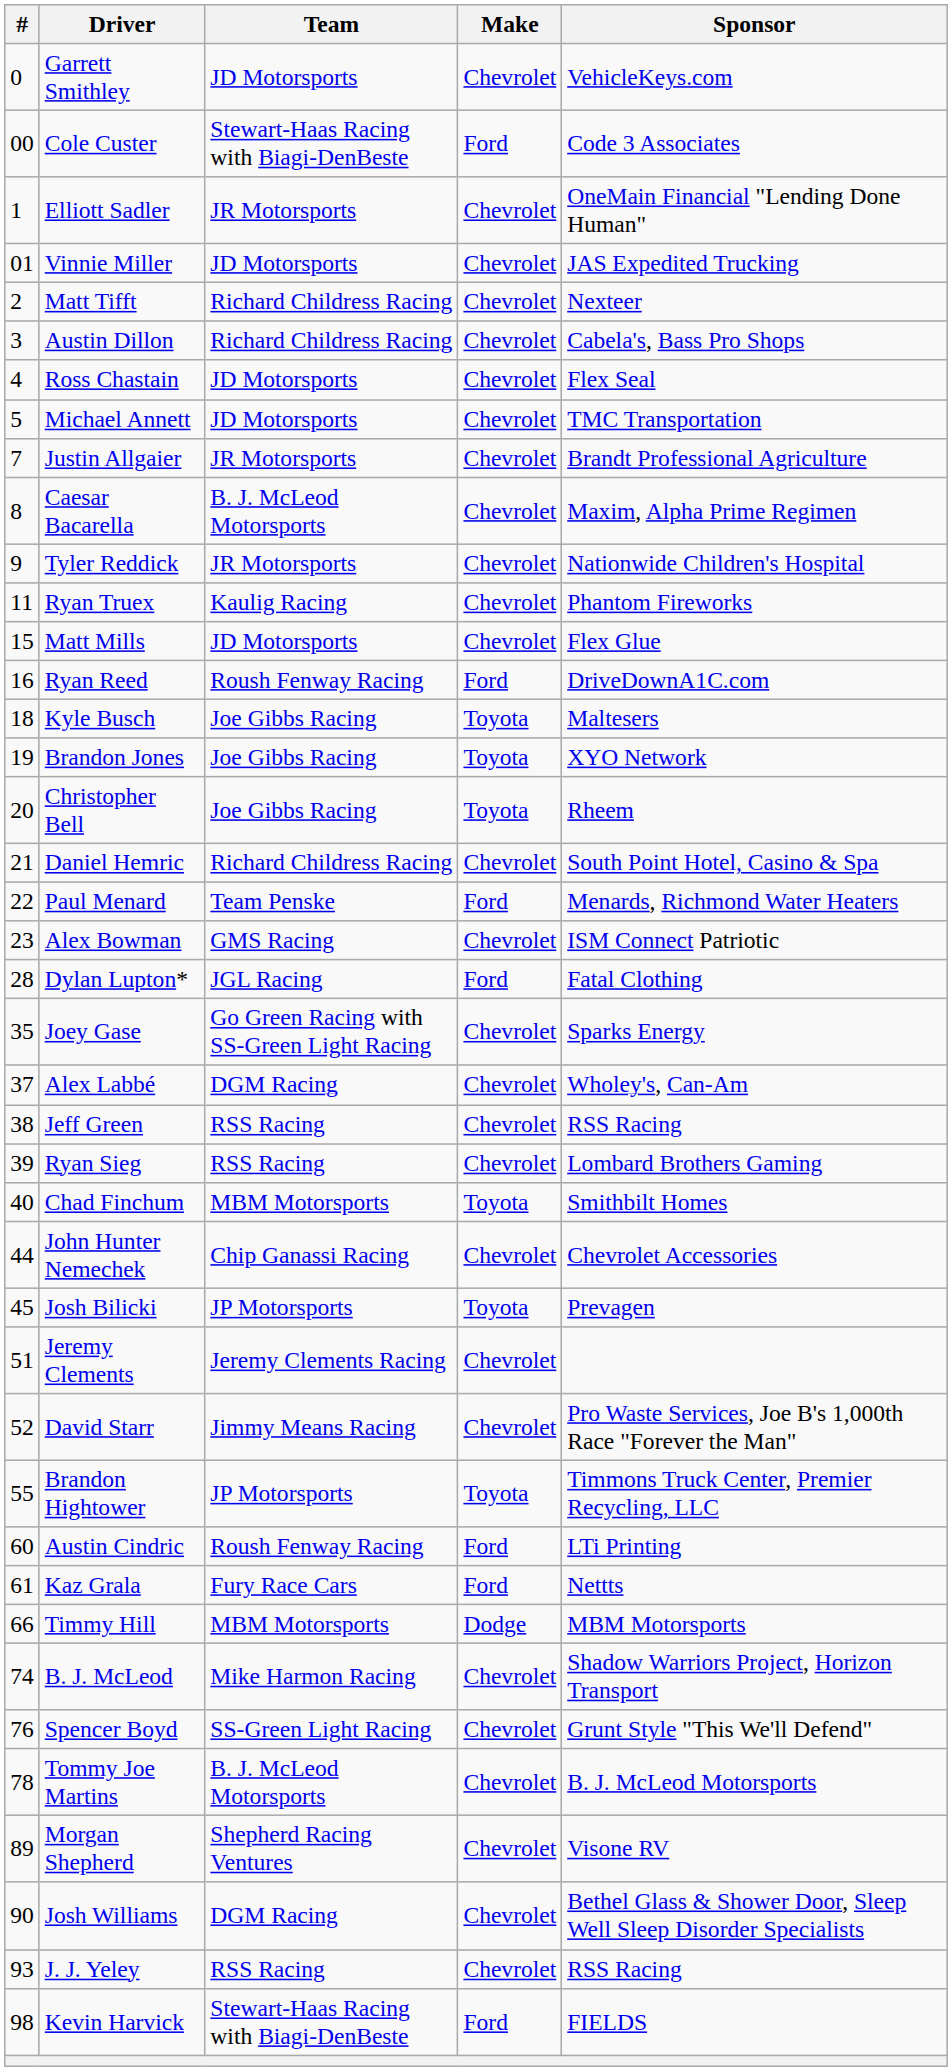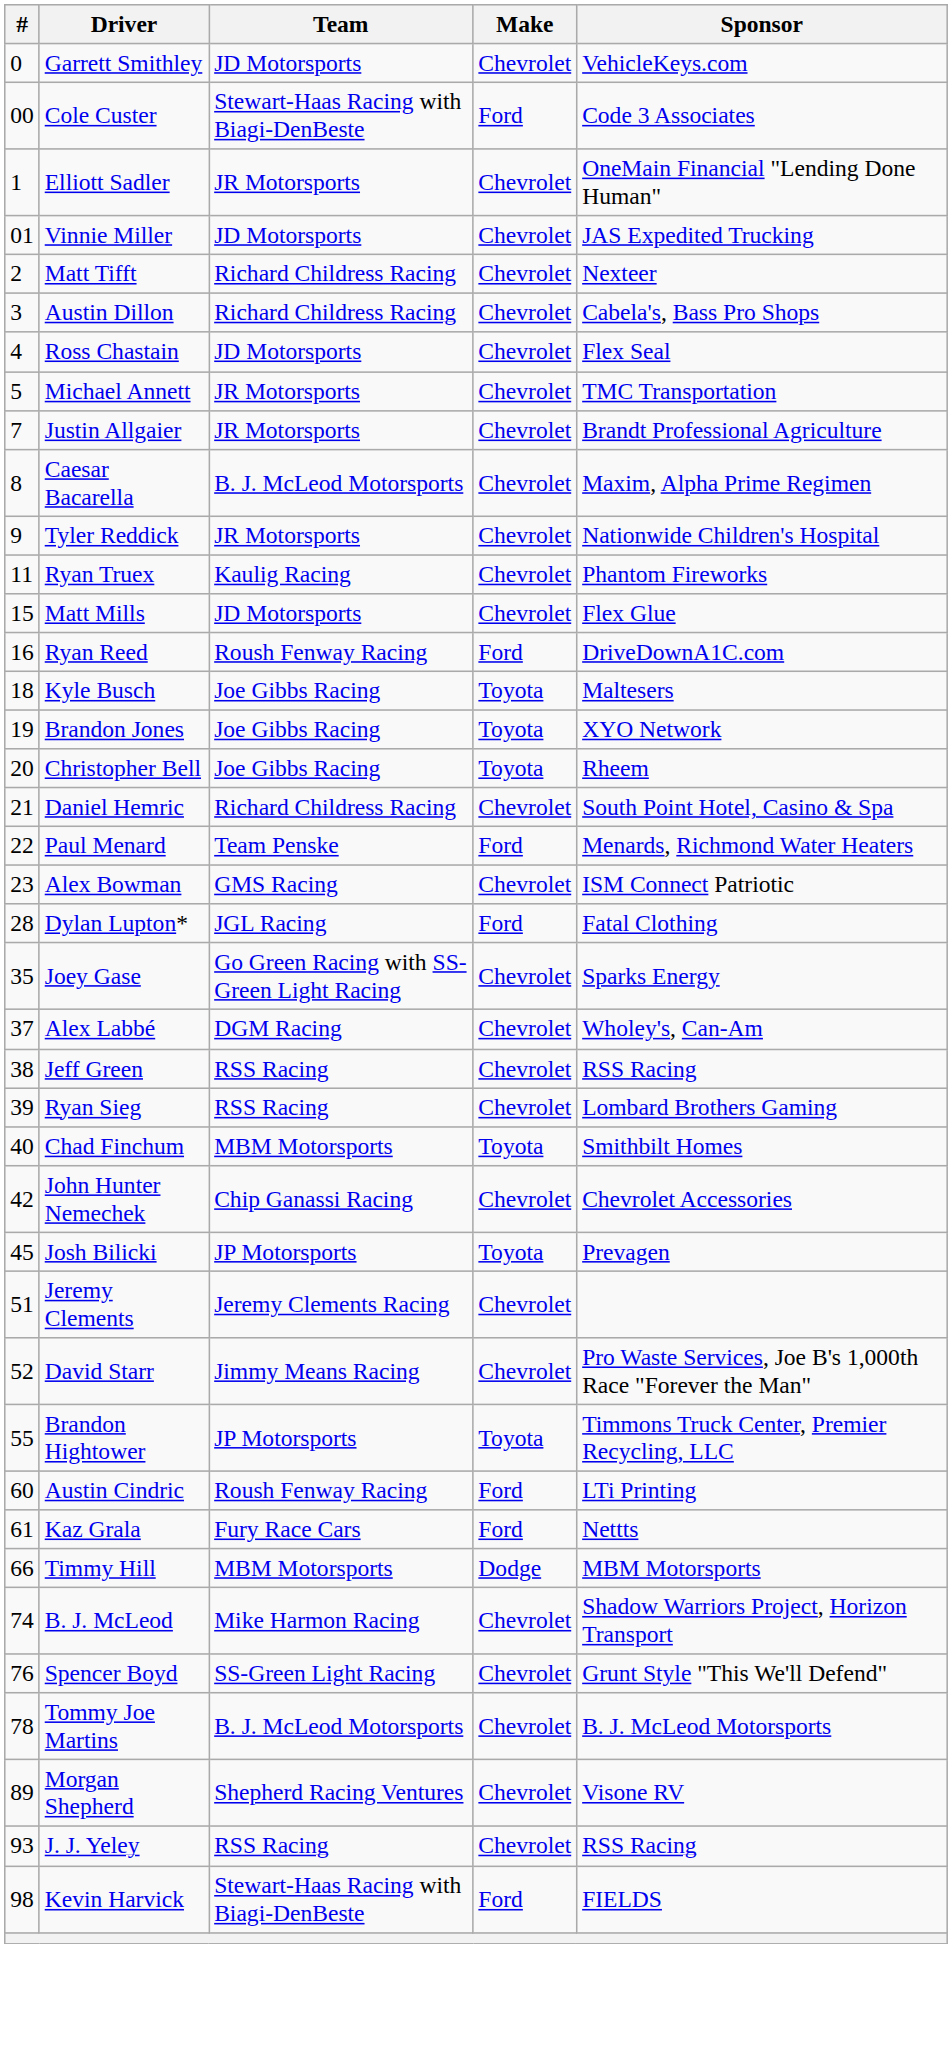(284, 418) JD Motorsports -> (287, 390) JR Motorsports
(22, 1254) 44 -> (22, 1198) 42
- row: (111, 1915)
